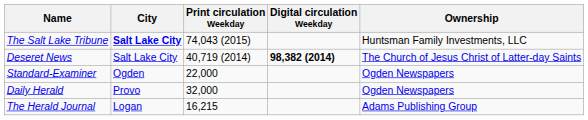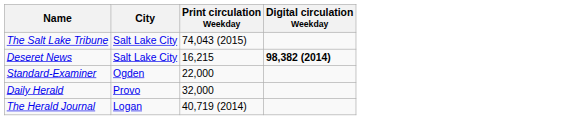- column: (472, 18)
(147, 40) bold -> (145, 40) normal
(218, 57) 40,719 (2014) -> (198, 57) 16,215
(202, 106) 16,215 -> (214, 106) 40,719 (2014)
